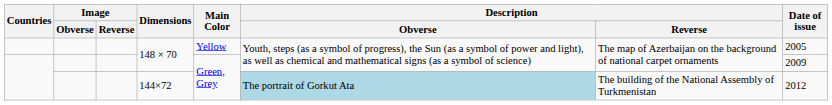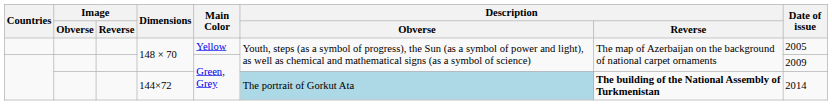(686, 85) normal -> (688, 85) bold
(796, 85) 2012 -> (796, 85) 2014
